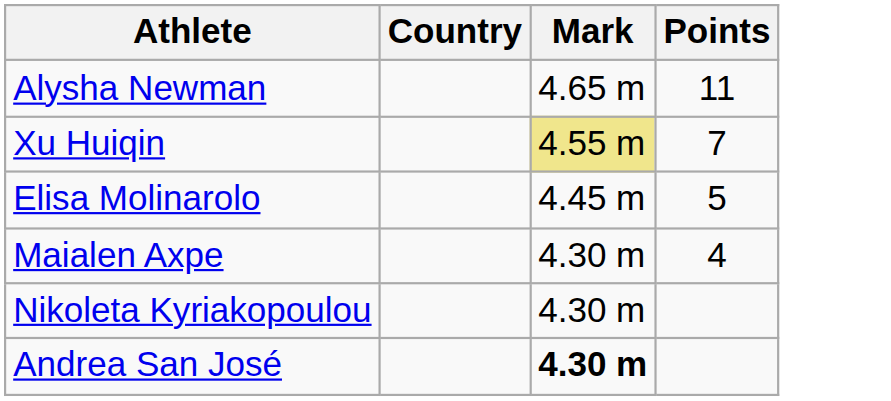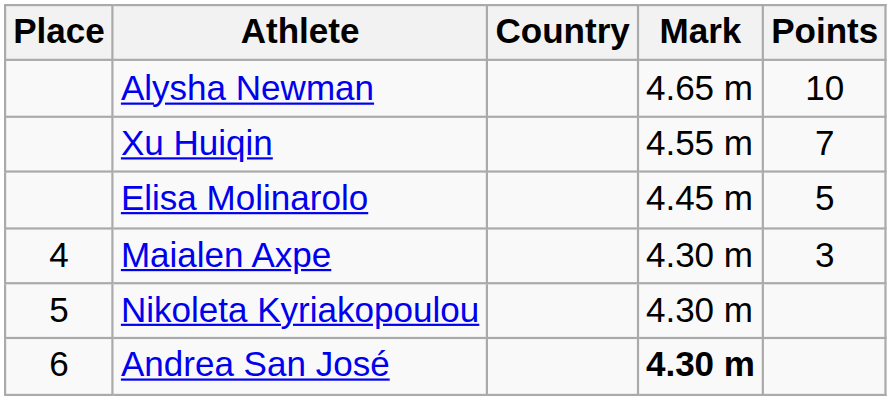+ column: (59, 32)
(717, 87) 11 -> (825, 87) 10
(592, 143) khaki background -> (699, 143) no background
(717, 254) 4 -> (825, 254) 3
